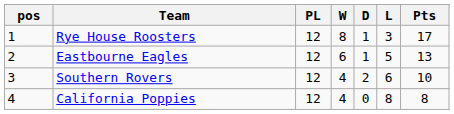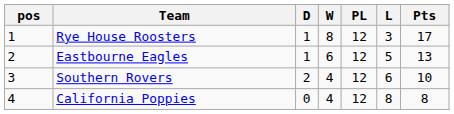columns swapped: (313, 15) <-> (366, 15)
